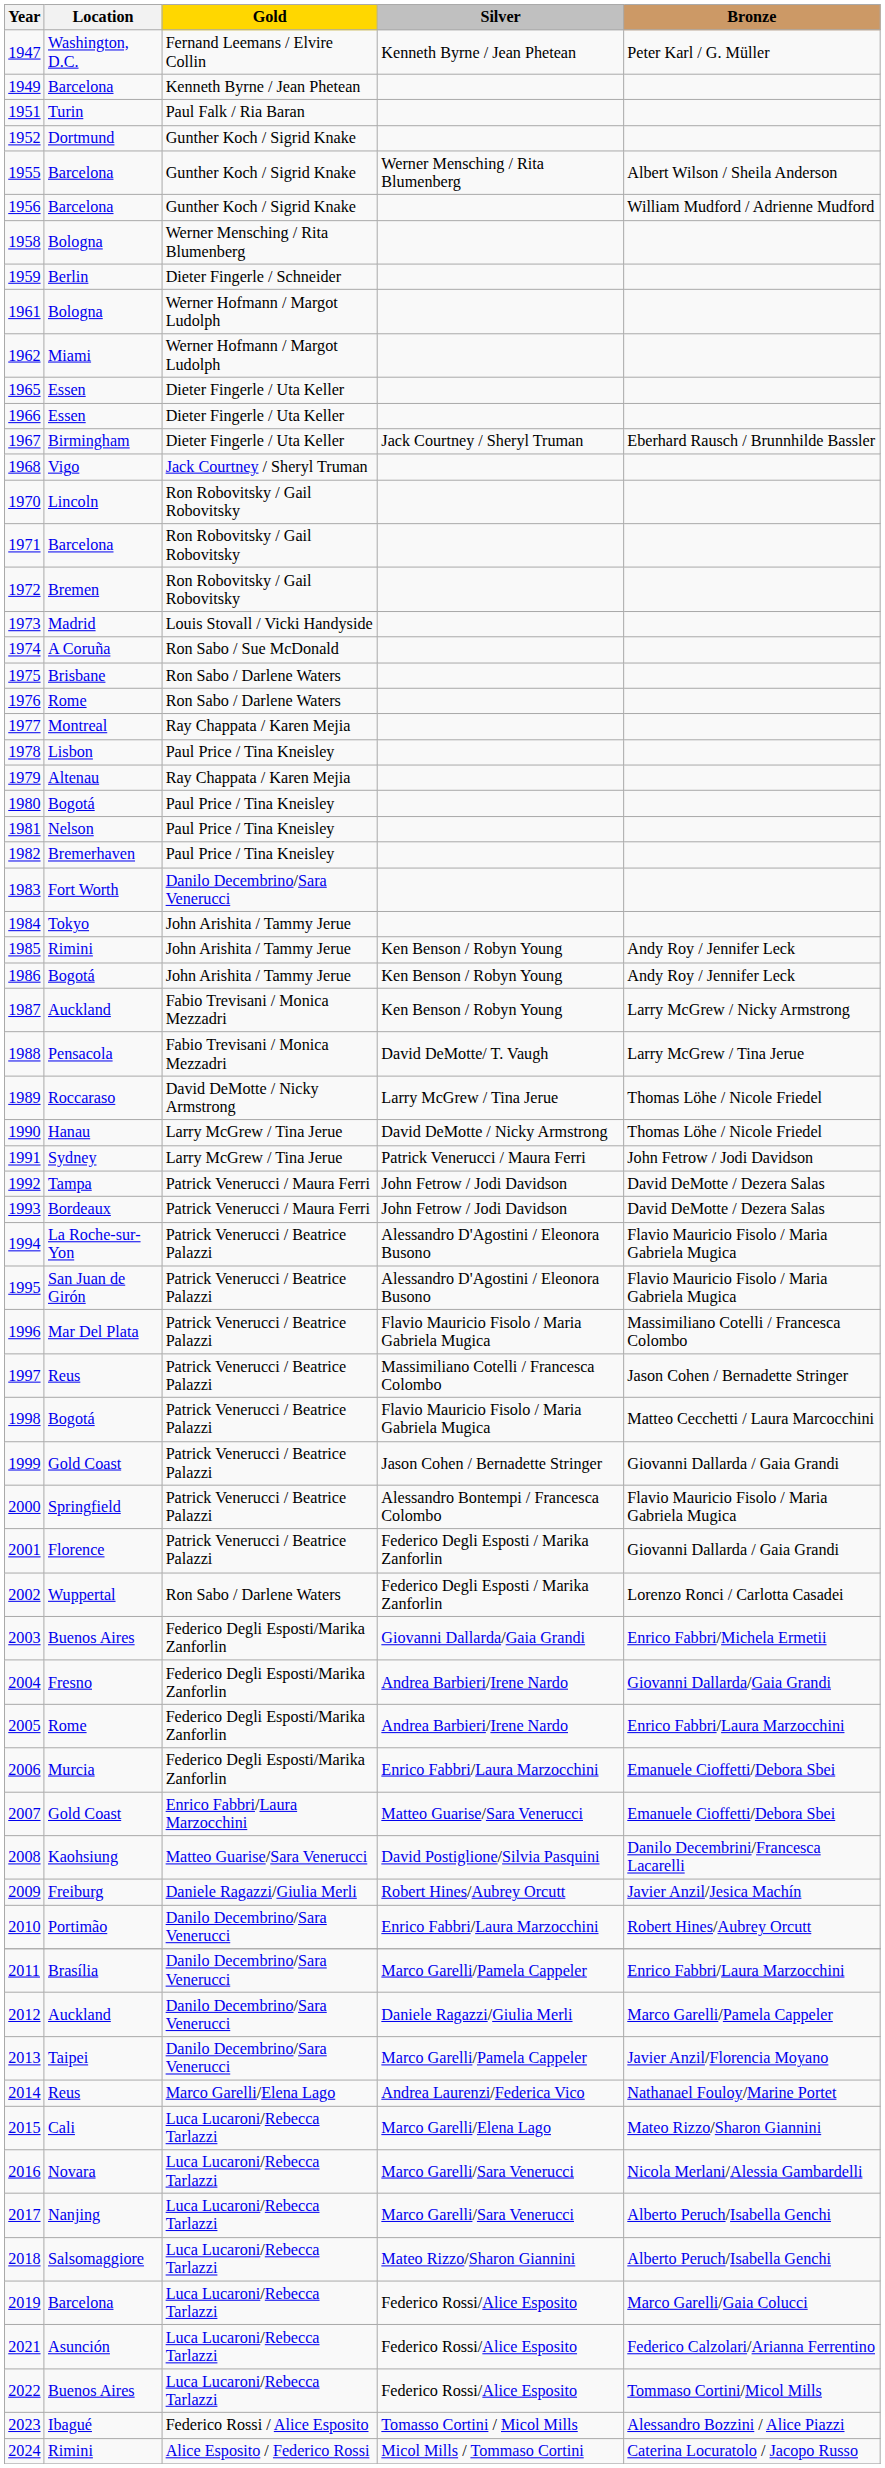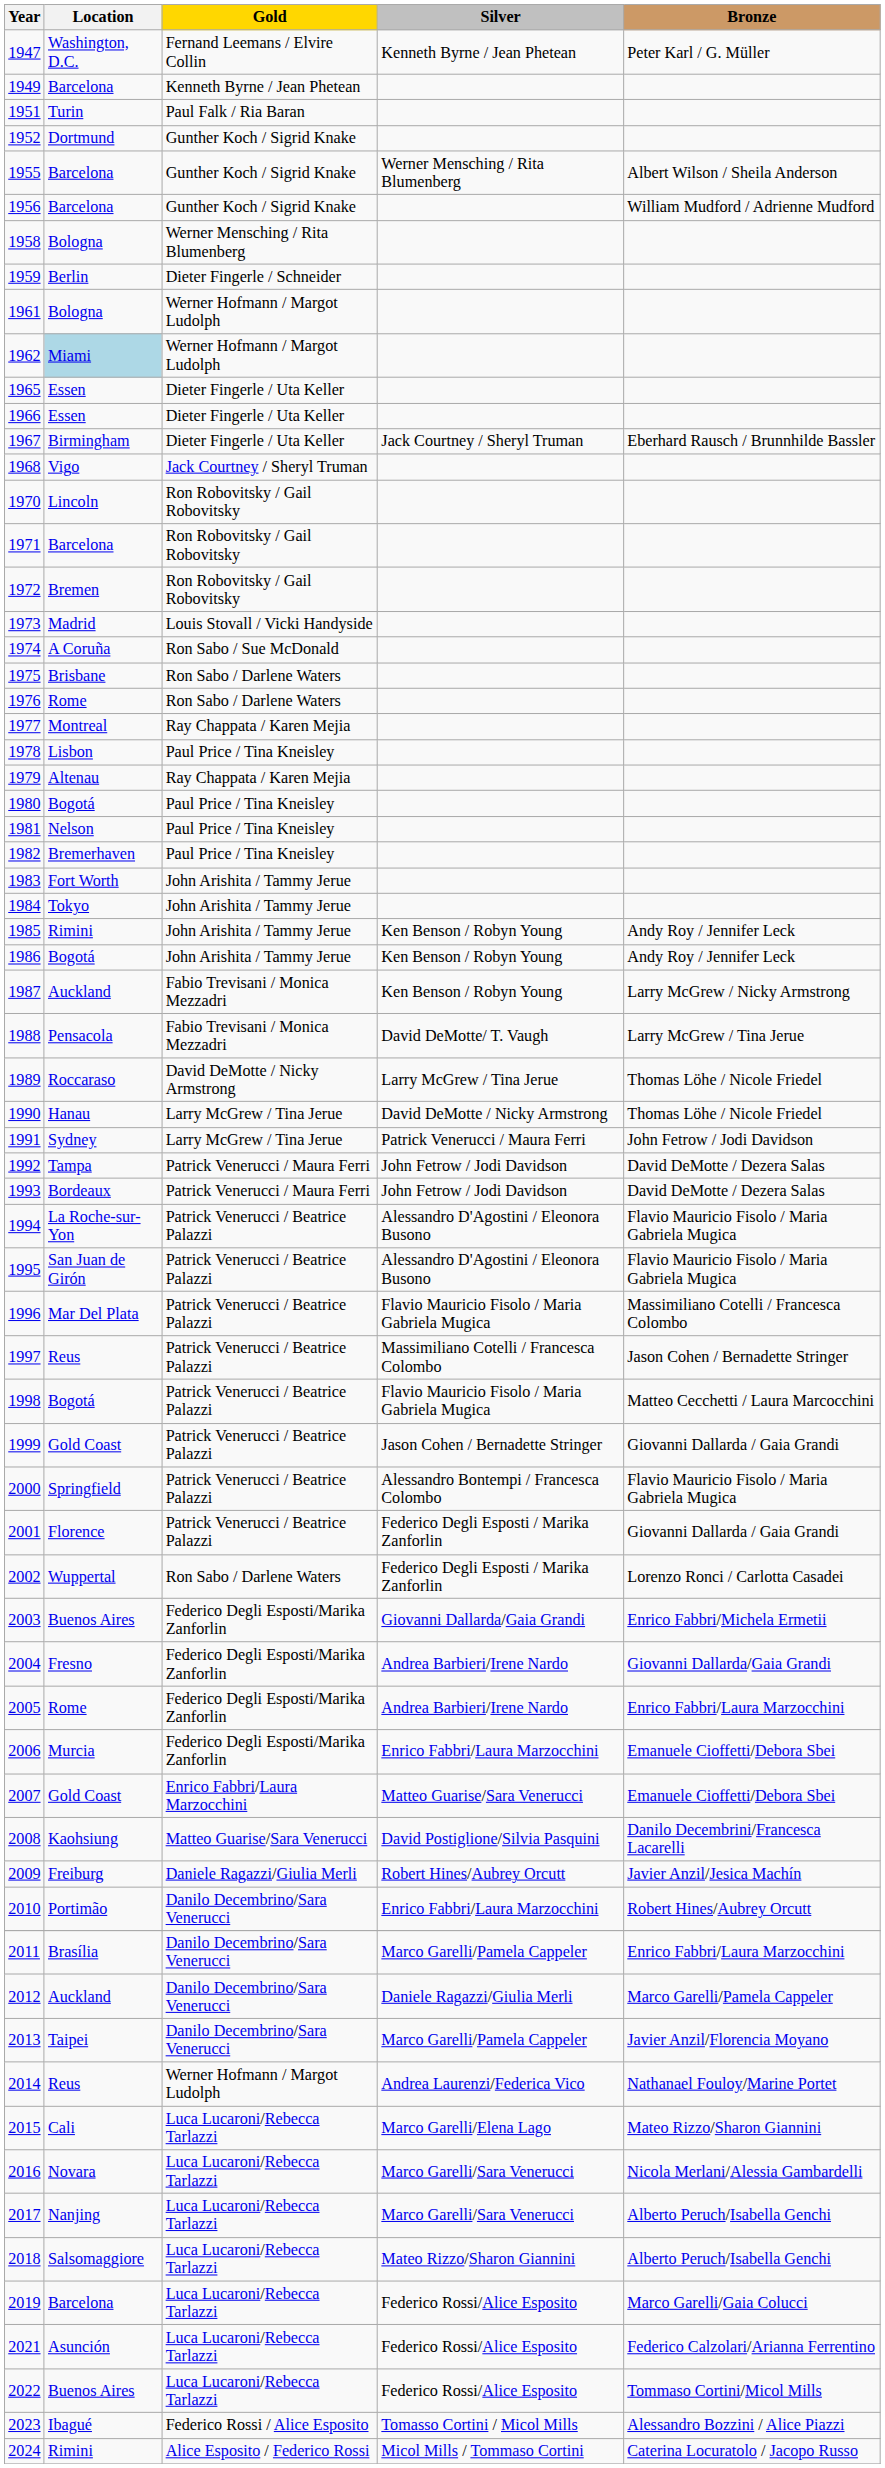(70, 355) no background -> (70, 355) lightblue background
(246, 889) Danilo Decembrino/Sara Venerucci -> (258, 880) John Arishita / Tammy Jerue
(250, 2092) Marco Garelli/Elena Lago -> (252, 2083) Werner Hofmann / Margot Ludolph
